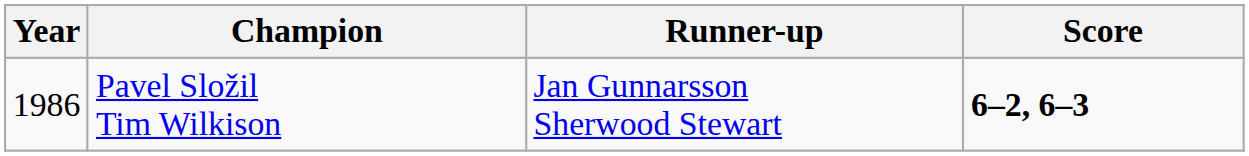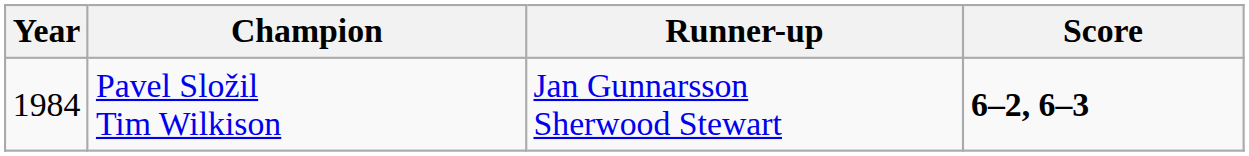(47, 103) 1986 -> (47, 103) 1984
